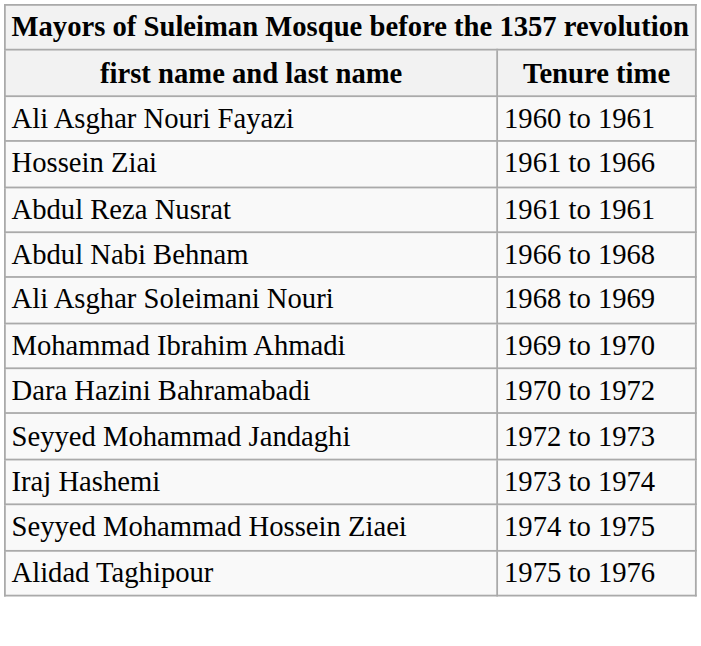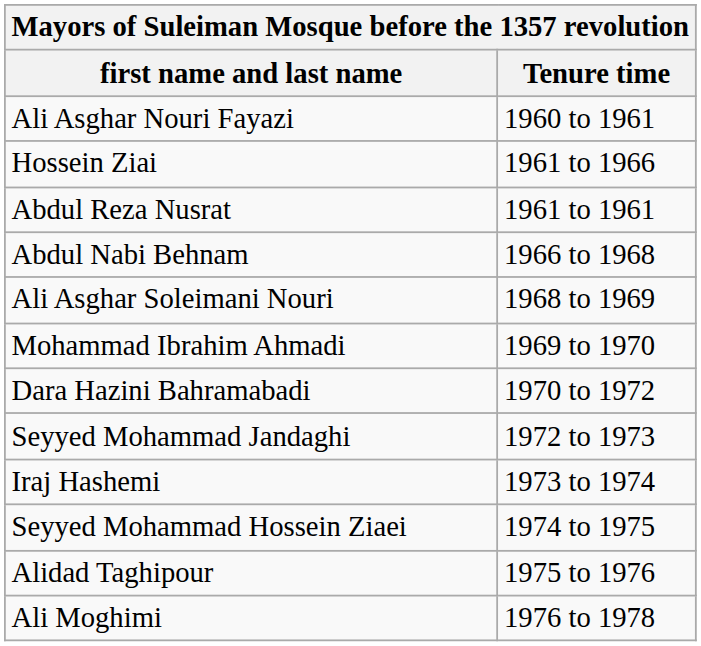+ row: (87, 617)
